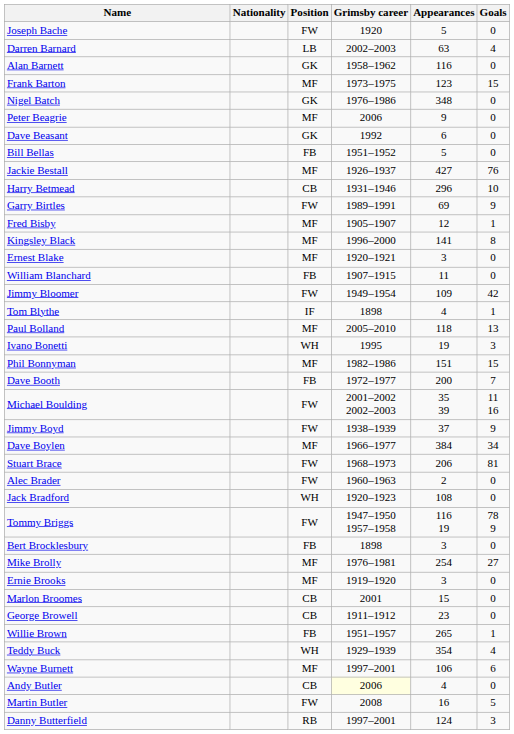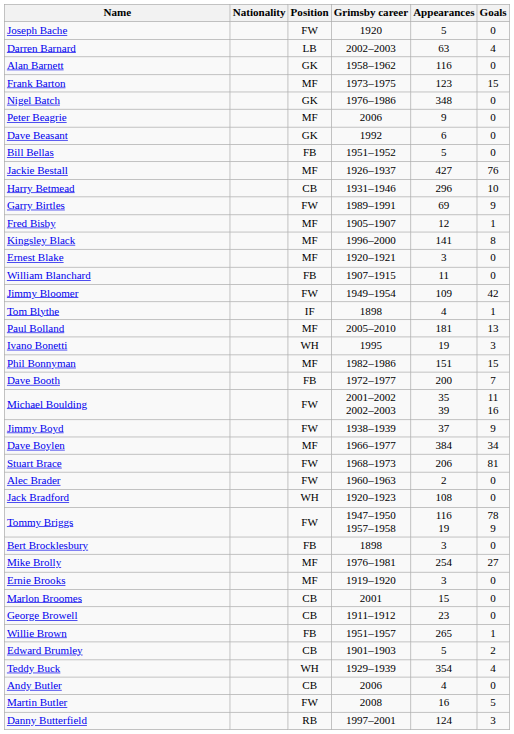(444, 328) 118 -> (444, 328) 181
+ row: (45, 650)
- row: (40, 668)
(371, 685) lightyellow background -> (371, 685) no background
